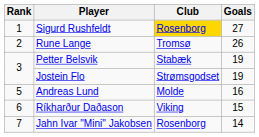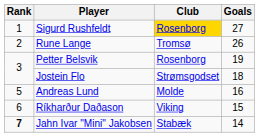(174, 60) Stabæk -> (181, 60) Rosenborg
(238, 76) 19 -> (238, 76) 18
(19, 124) normal -> (19, 124) bold
(181, 124) Rosenborg -> (174, 124) Stabæk
